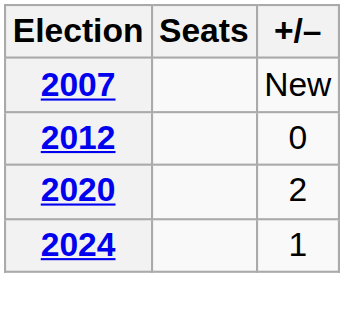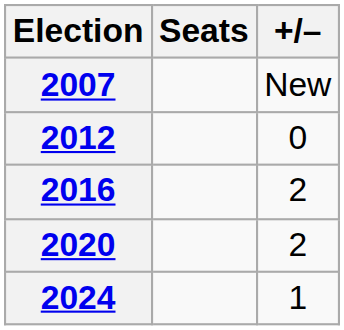+ row: (78, 191)
